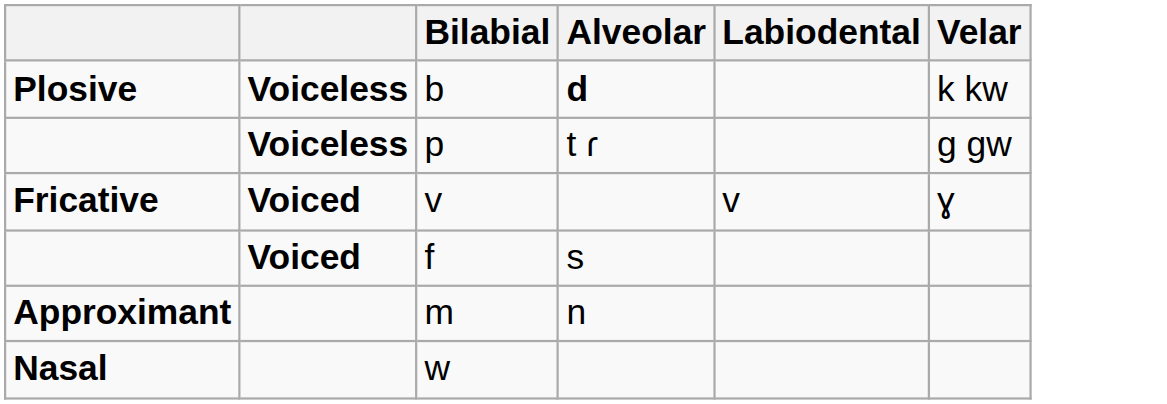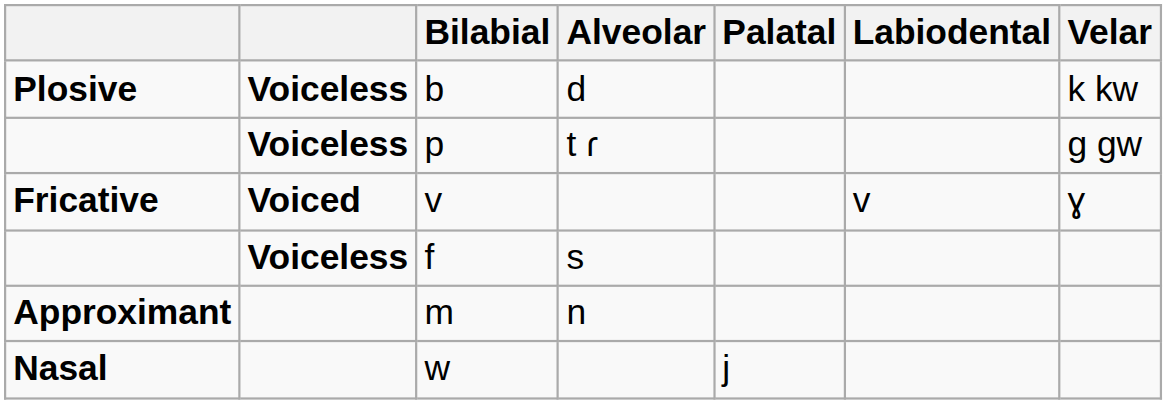+ column: (779, 32)
(577, 88) bold -> (576, 88) normal
(304, 256) Voiced -> (328, 256) Voiceless
